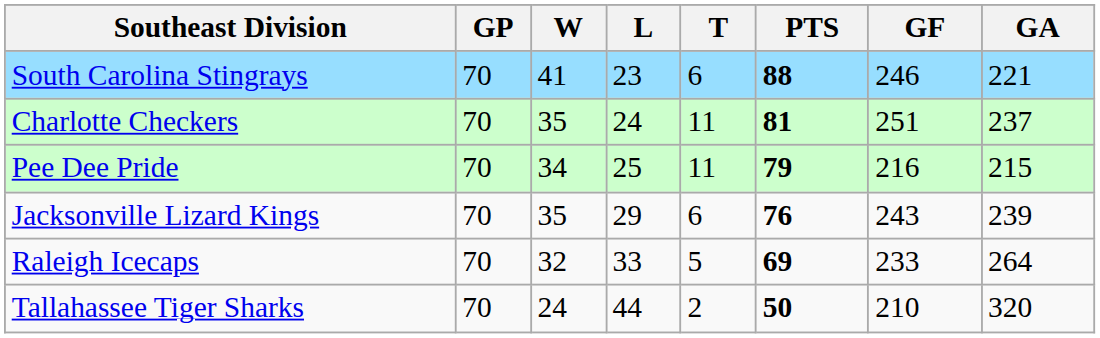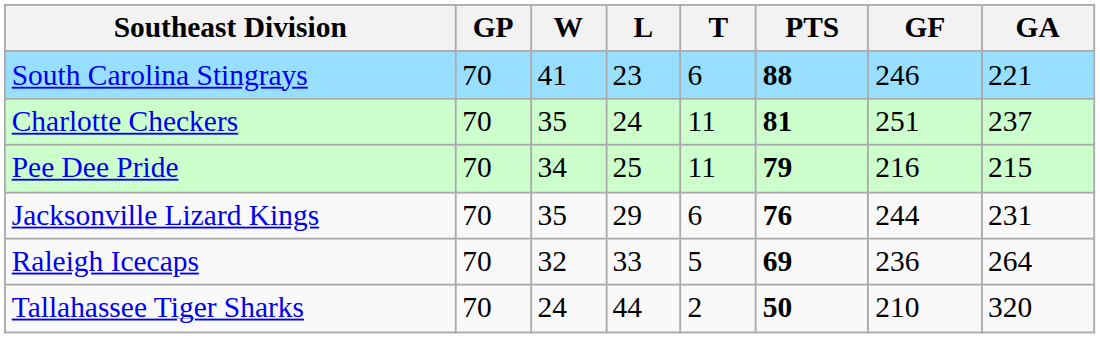(897, 214) 243 -> (897, 214) 244
(1010, 214) 239 -> (1010, 214) 231
(897, 261) 233 -> (897, 261) 236
